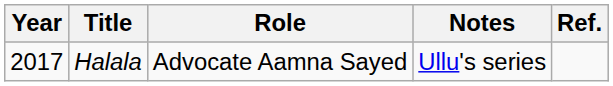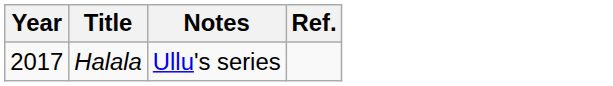- column: (280, 23)
